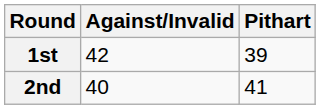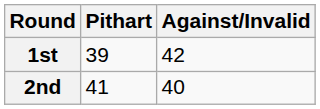columns swapped: (277, 21) <-> (160, 21)
